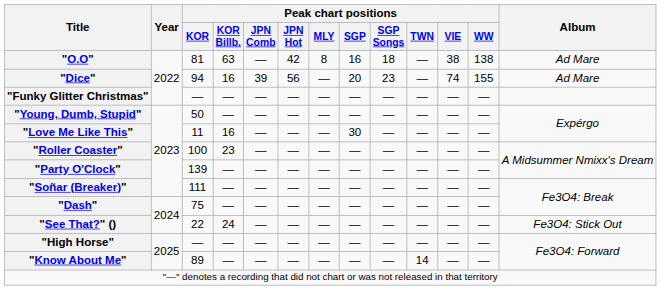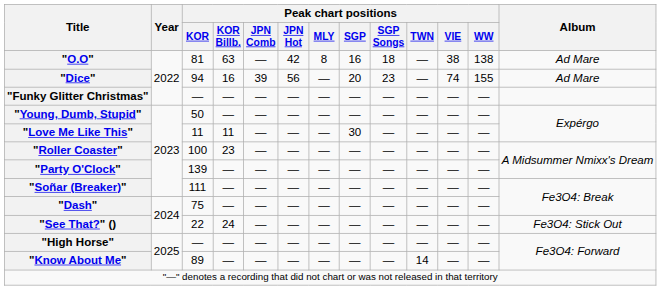(228, 132) 16 -> (228, 132) 11
